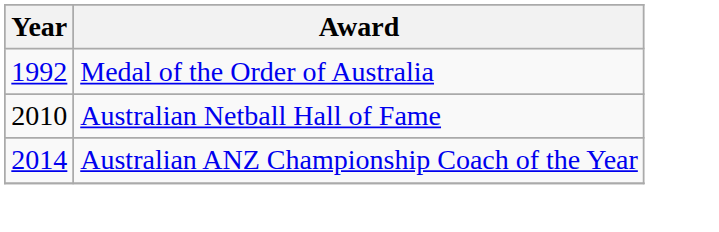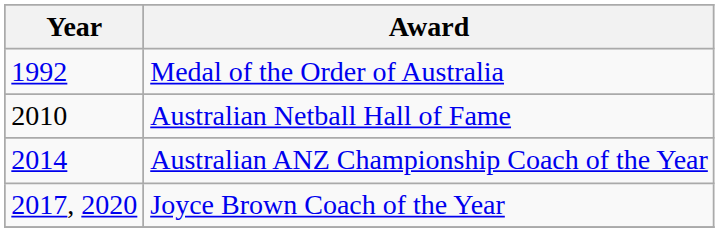+ row: (328, 204)
